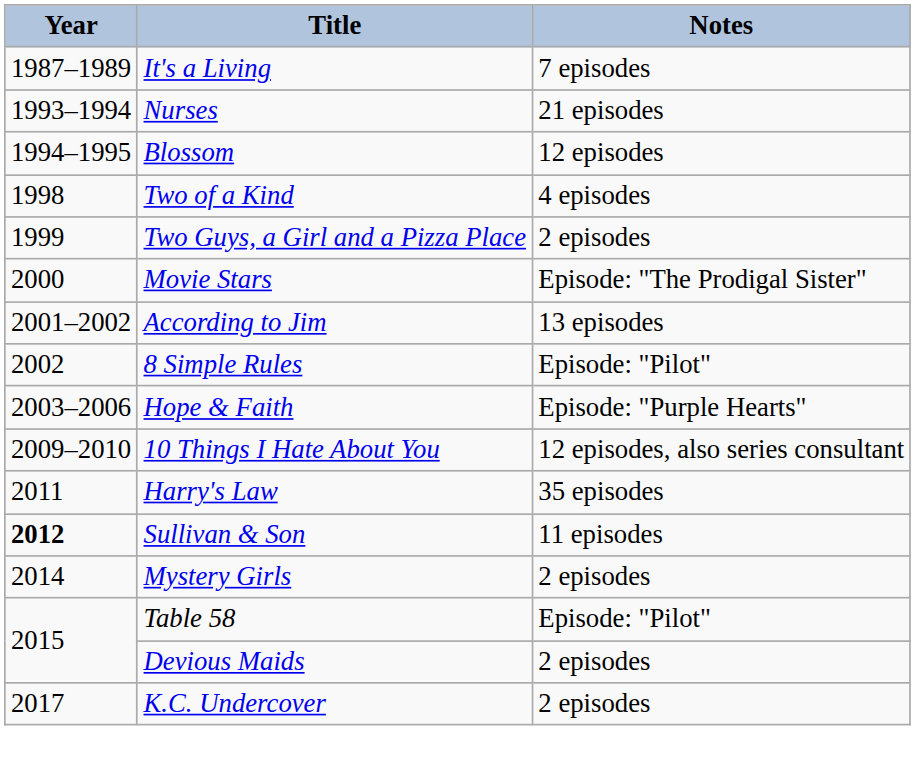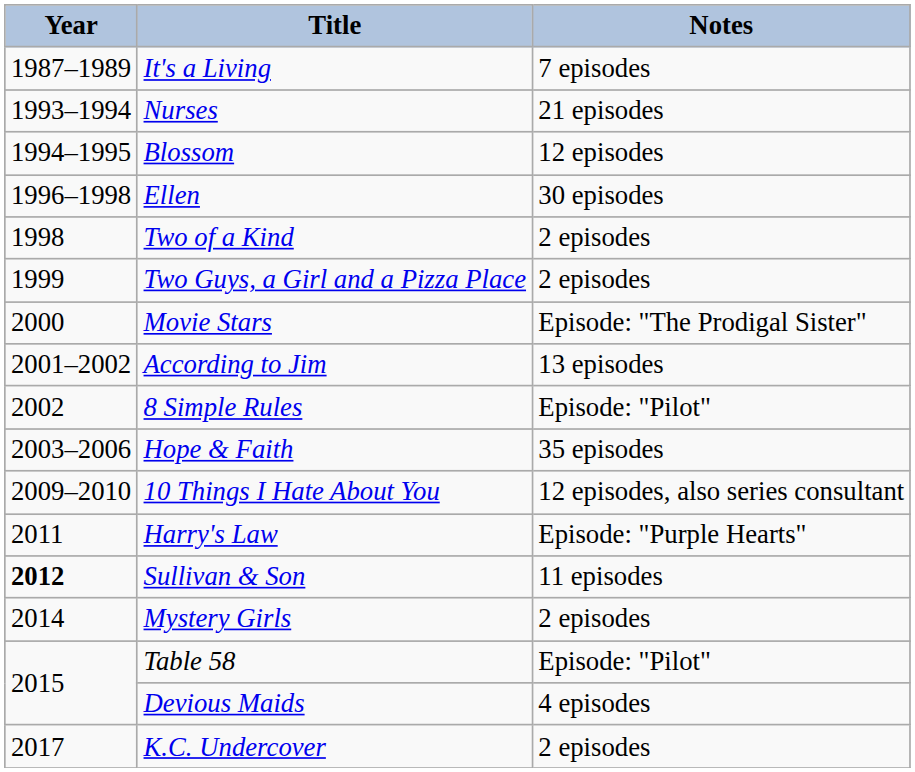+ row: (172, 195)
(594, 195) 4 episodes -> (594, 237) 2 episodes
(672, 407) Episode: "Purple Hearts" -> (601, 449) 35 episodes
(601, 491) 35 episodes -> (672, 534) Episode: "Purple Hearts"
(594, 661) 2 episodes -> (594, 703) 4 episodes
